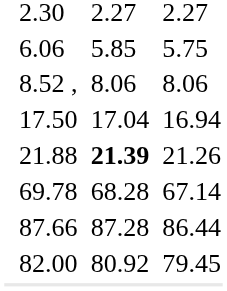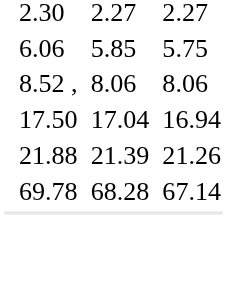(120, 155) bold -> (120, 155) normal
- row: (48, 227)
- row: (48, 263)
